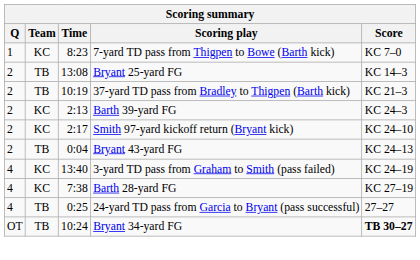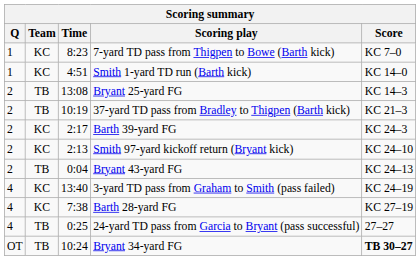+ row: (172, 72)
(77, 110) 2:13 -> (77, 130) 2:17
(77, 130) 2:17 -> (77, 149) 2:13
